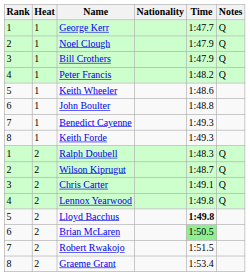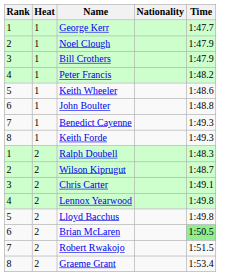- column: (231, 12)
(201, 216) bold -> (201, 216) normal
